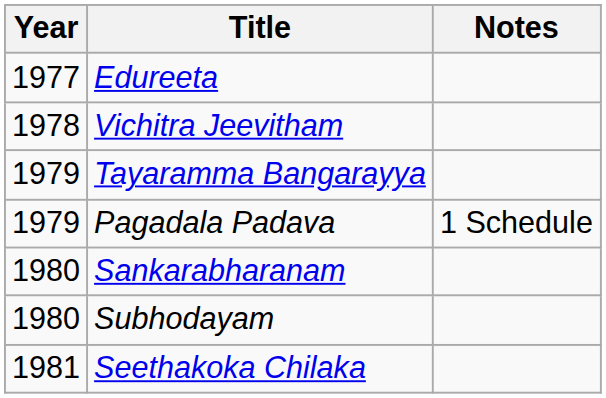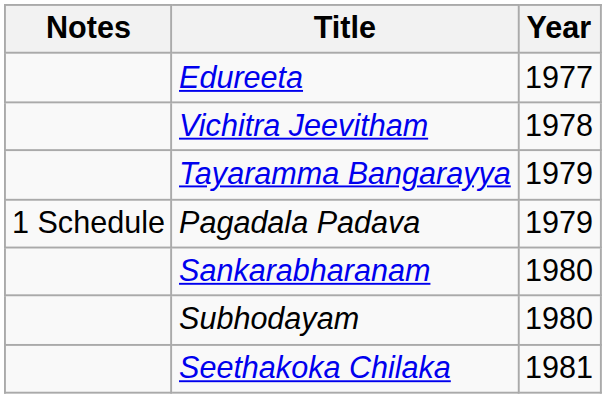columns swapped: (46, 28) <-> (516, 28)
